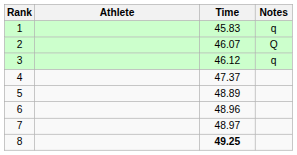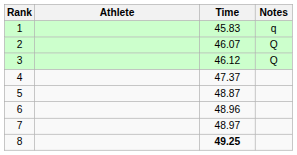(274, 61) q -> (274, 61) Q
(227, 93) 48.89 -> (227, 93) 48.87
